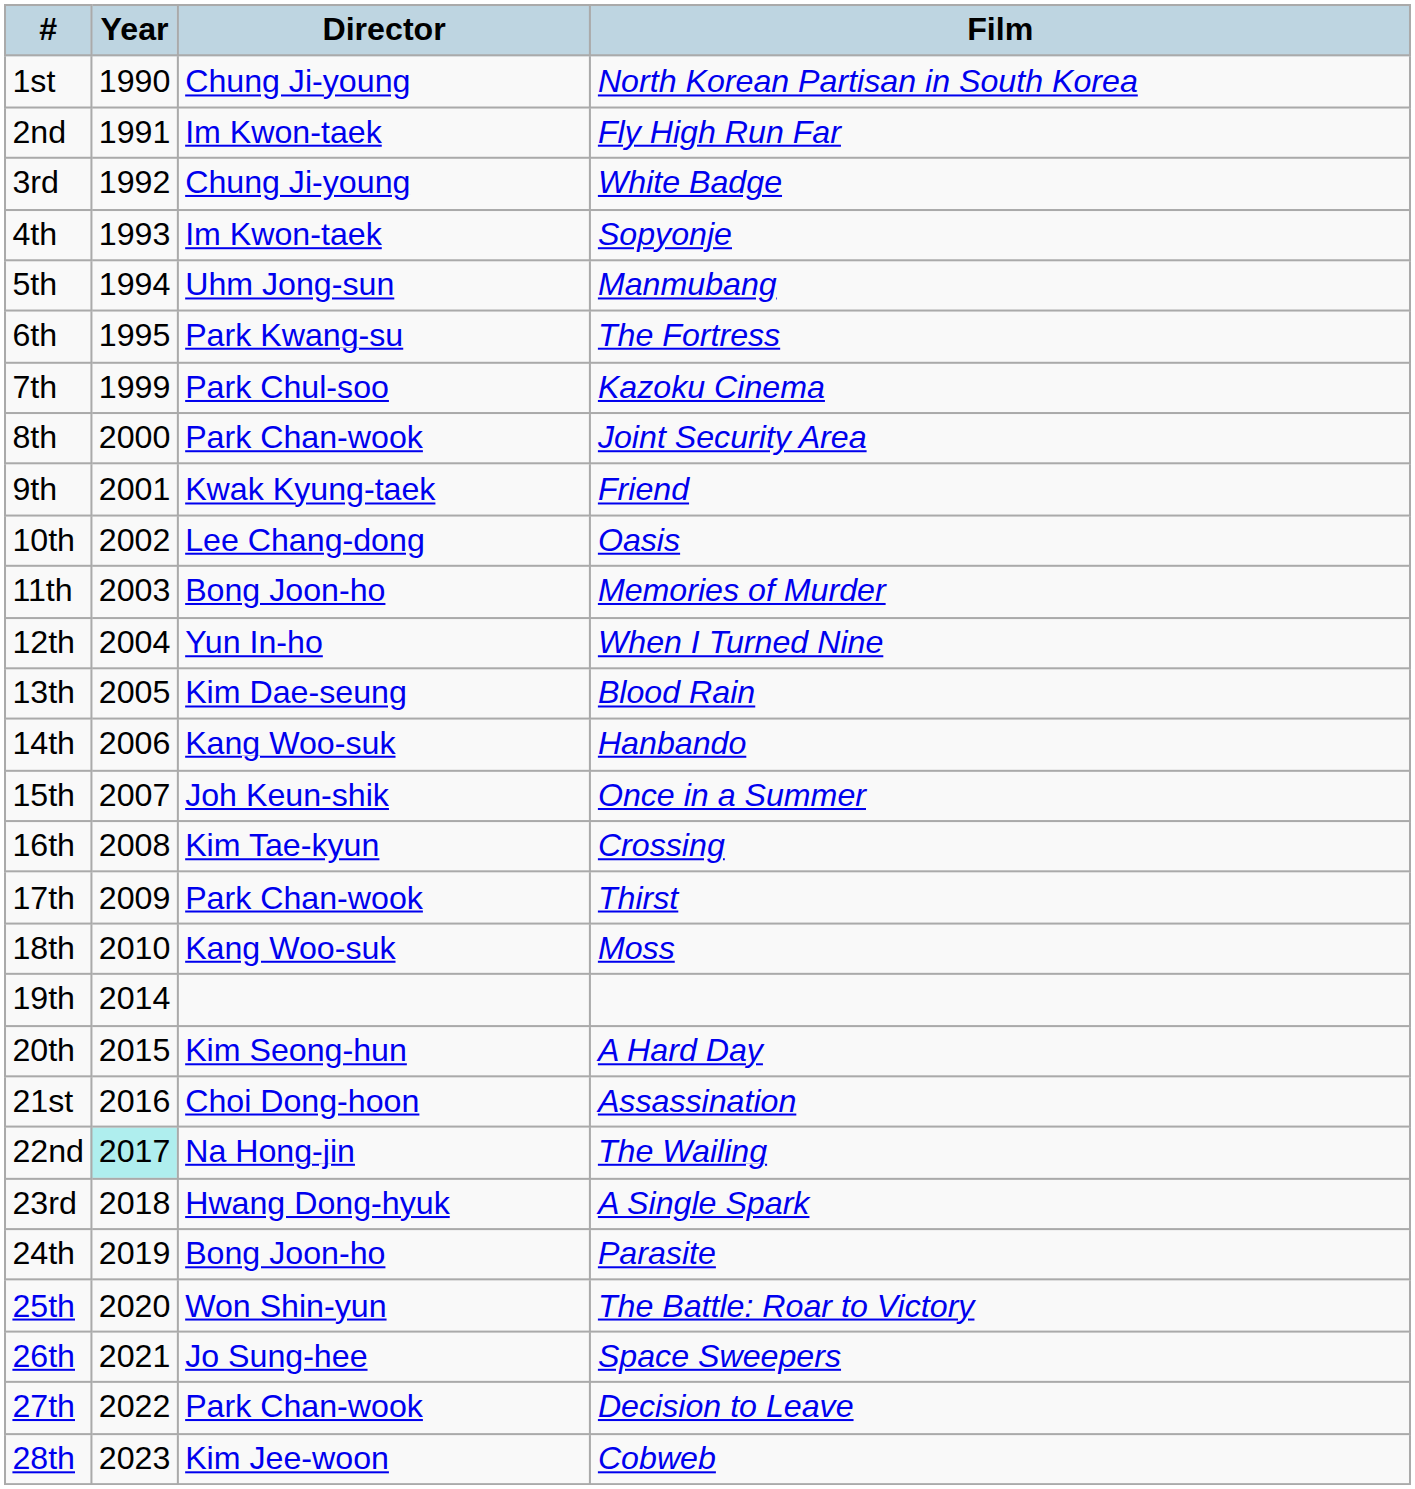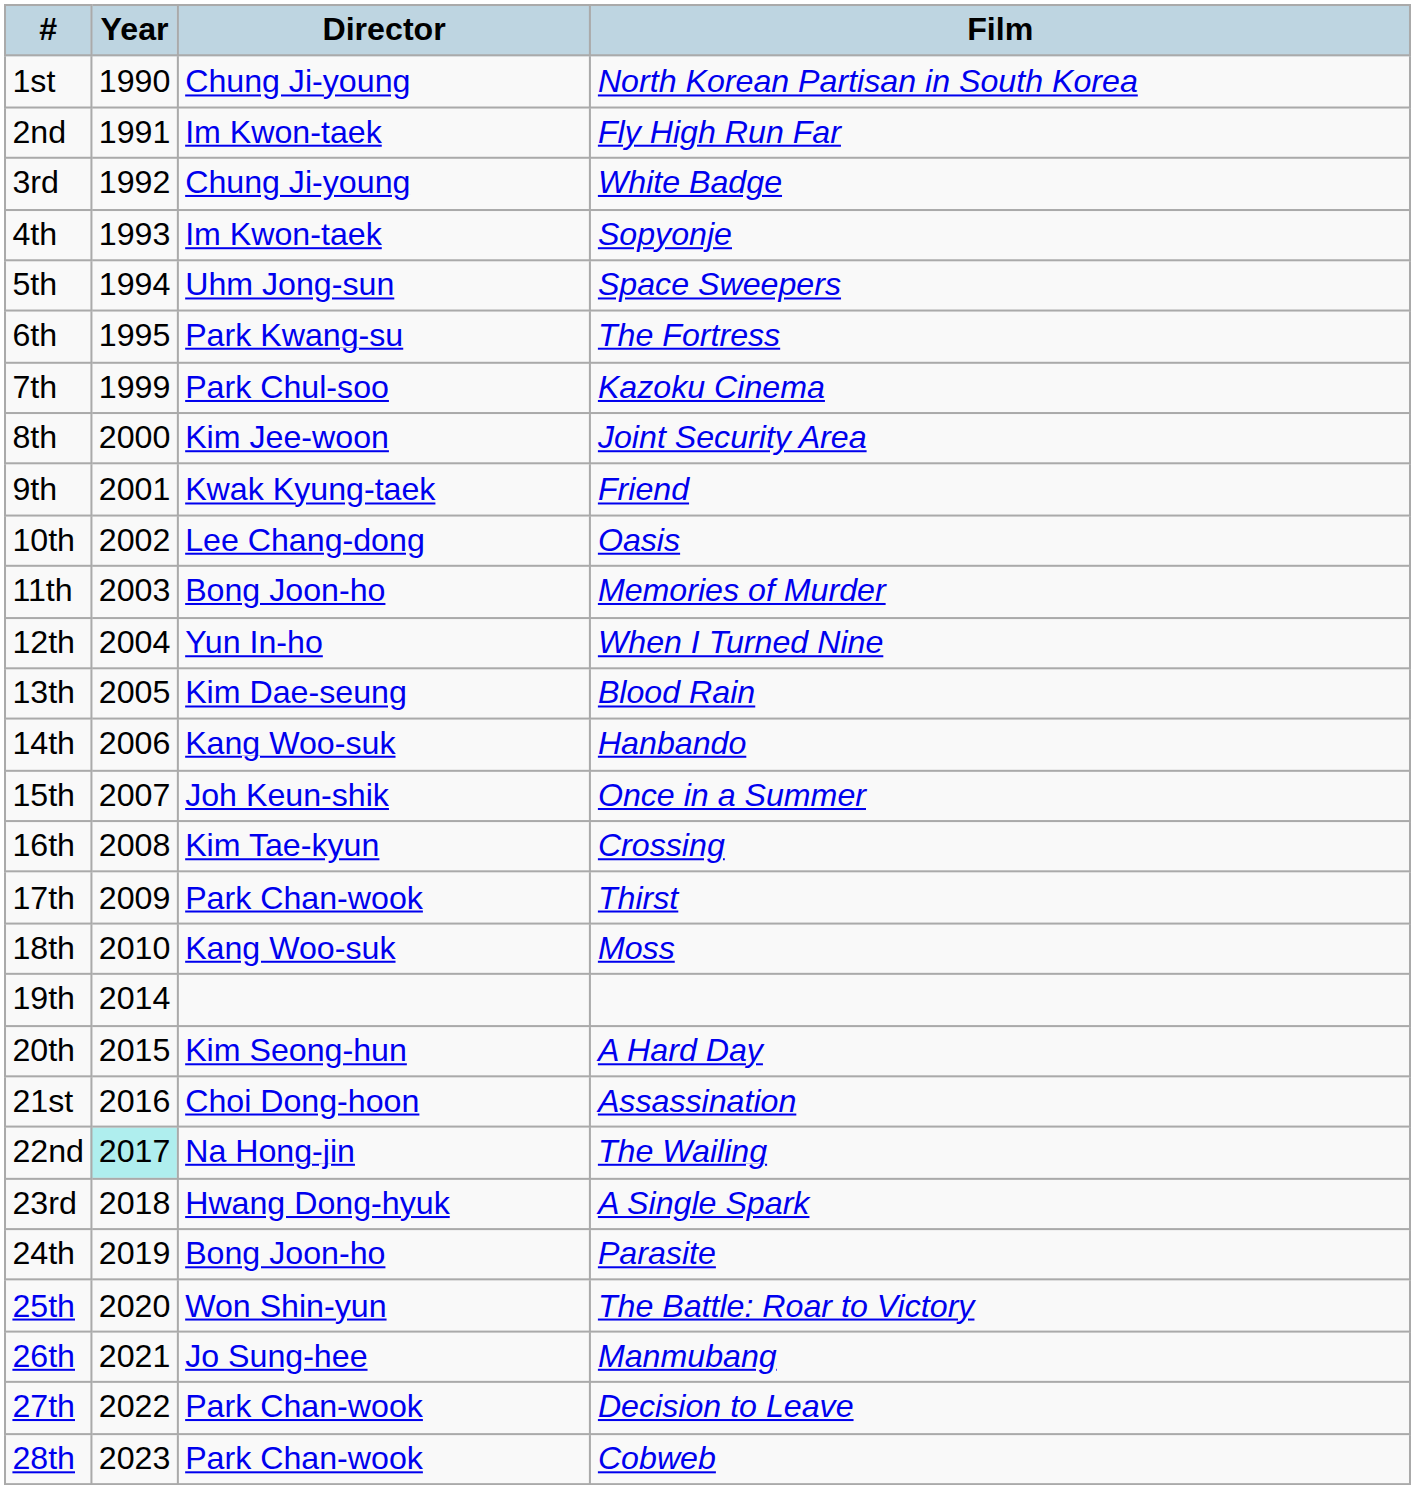(687, 285) Manmubang -> (719, 285) Space Sweepers
(304, 438) Park Chan-wook -> (287, 438) Kim Jee-woon
(719, 1356) Space Sweepers -> (687, 1356) Manmubang
(287, 1458) Kim Jee-woon -> (304, 1458) Park Chan-wook
